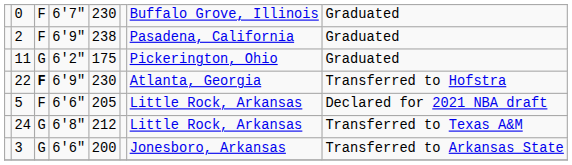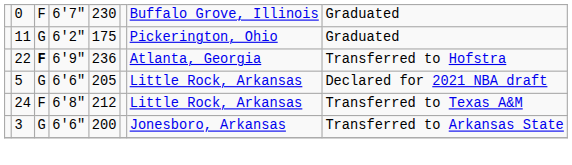- row: (19, 38)
(104, 82) 230 -> (104, 60) 236
(42, 104) F -> (42, 82) G
(42, 127) G -> (42, 104) F
